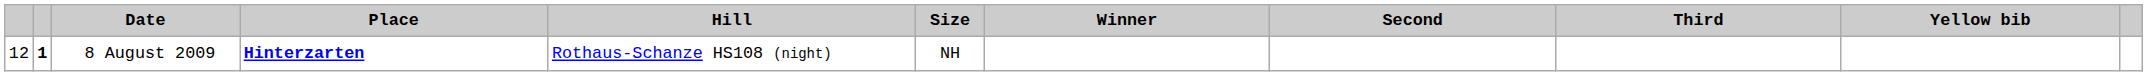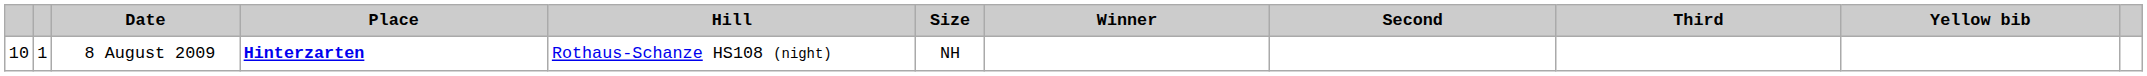(19, 54) 12 -> (19, 54) 10
(42, 54) bold -> (42, 54) normal
